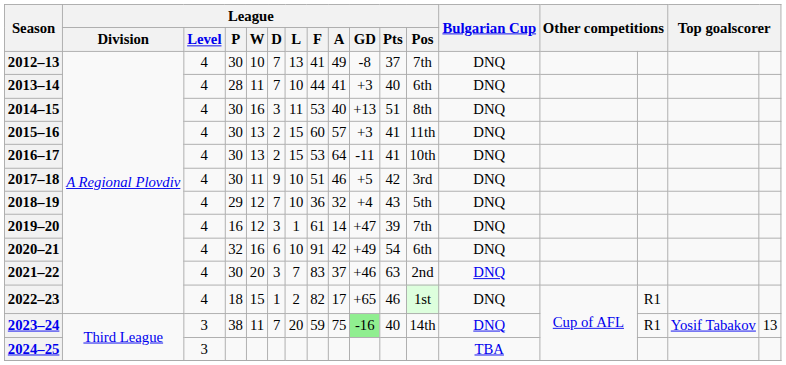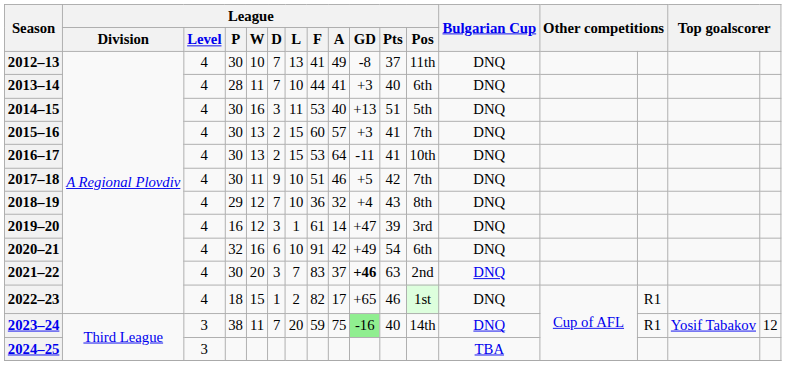(423, 62) 7th -> (423, 62) 11th
(423, 109) 8th -> (423, 109) 5th
(423, 132) 11th -> (423, 132) 7th
(423, 179) 3rd -> (423, 179) 7th
(423, 202) 5th -> (423, 202) 8th
(423, 226) 7th -> (423, 226) 3rd
(365, 272) normal -> (365, 272) bold
(770, 325) 13 -> (770, 325) 12
